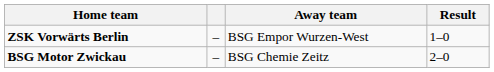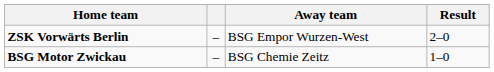(440, 36) 1–0 -> (440, 36) 2–0
(440, 57) 2–0 -> (440, 57) 1–0
